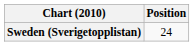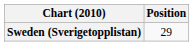(166, 31) 24 -> (166, 31) 29
